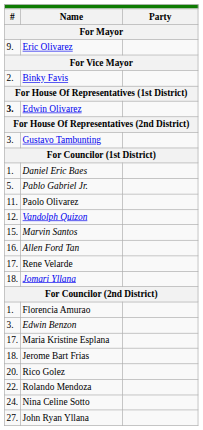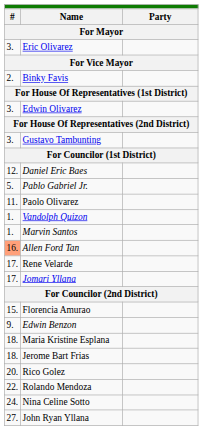(10, 47) 9. -> (10, 47) 3.
(10, 109) bold -> (10, 109) normal
(10, 171) 1. -> (12, 171) 12.
(12, 217) 12. -> (10, 217) 1.
(12, 233) 15. -> (10, 233) 1.
(12, 248) no background -> (12, 248) lightsalmon background
(12, 279) 18. -> (12, 279) 17.
(10, 310) 1. -> (12, 310) 15.
(10, 325) 3. -> (10, 325) 9.
(12, 341) 17. -> (12, 341) 18.
